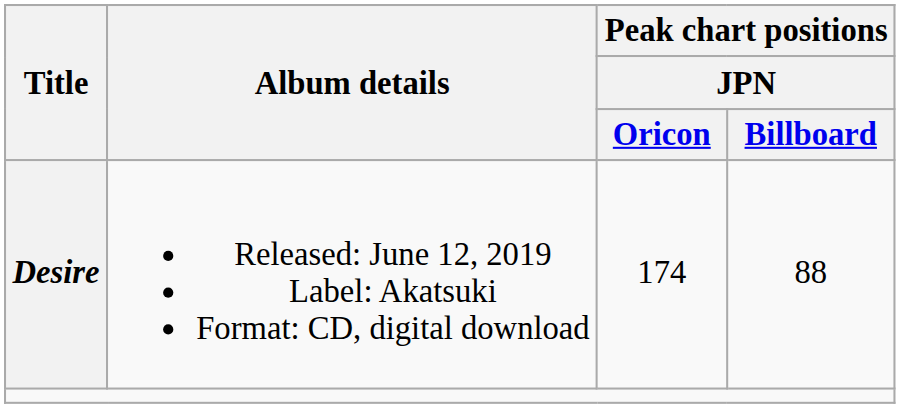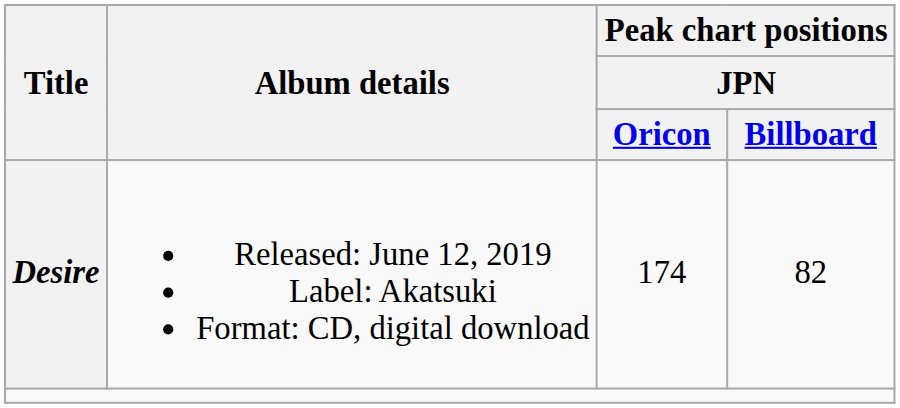(811, 273) 88 -> (811, 273) 82
